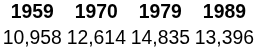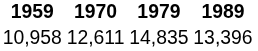(96, 38) 12,614 -> (96, 38) 12,611
